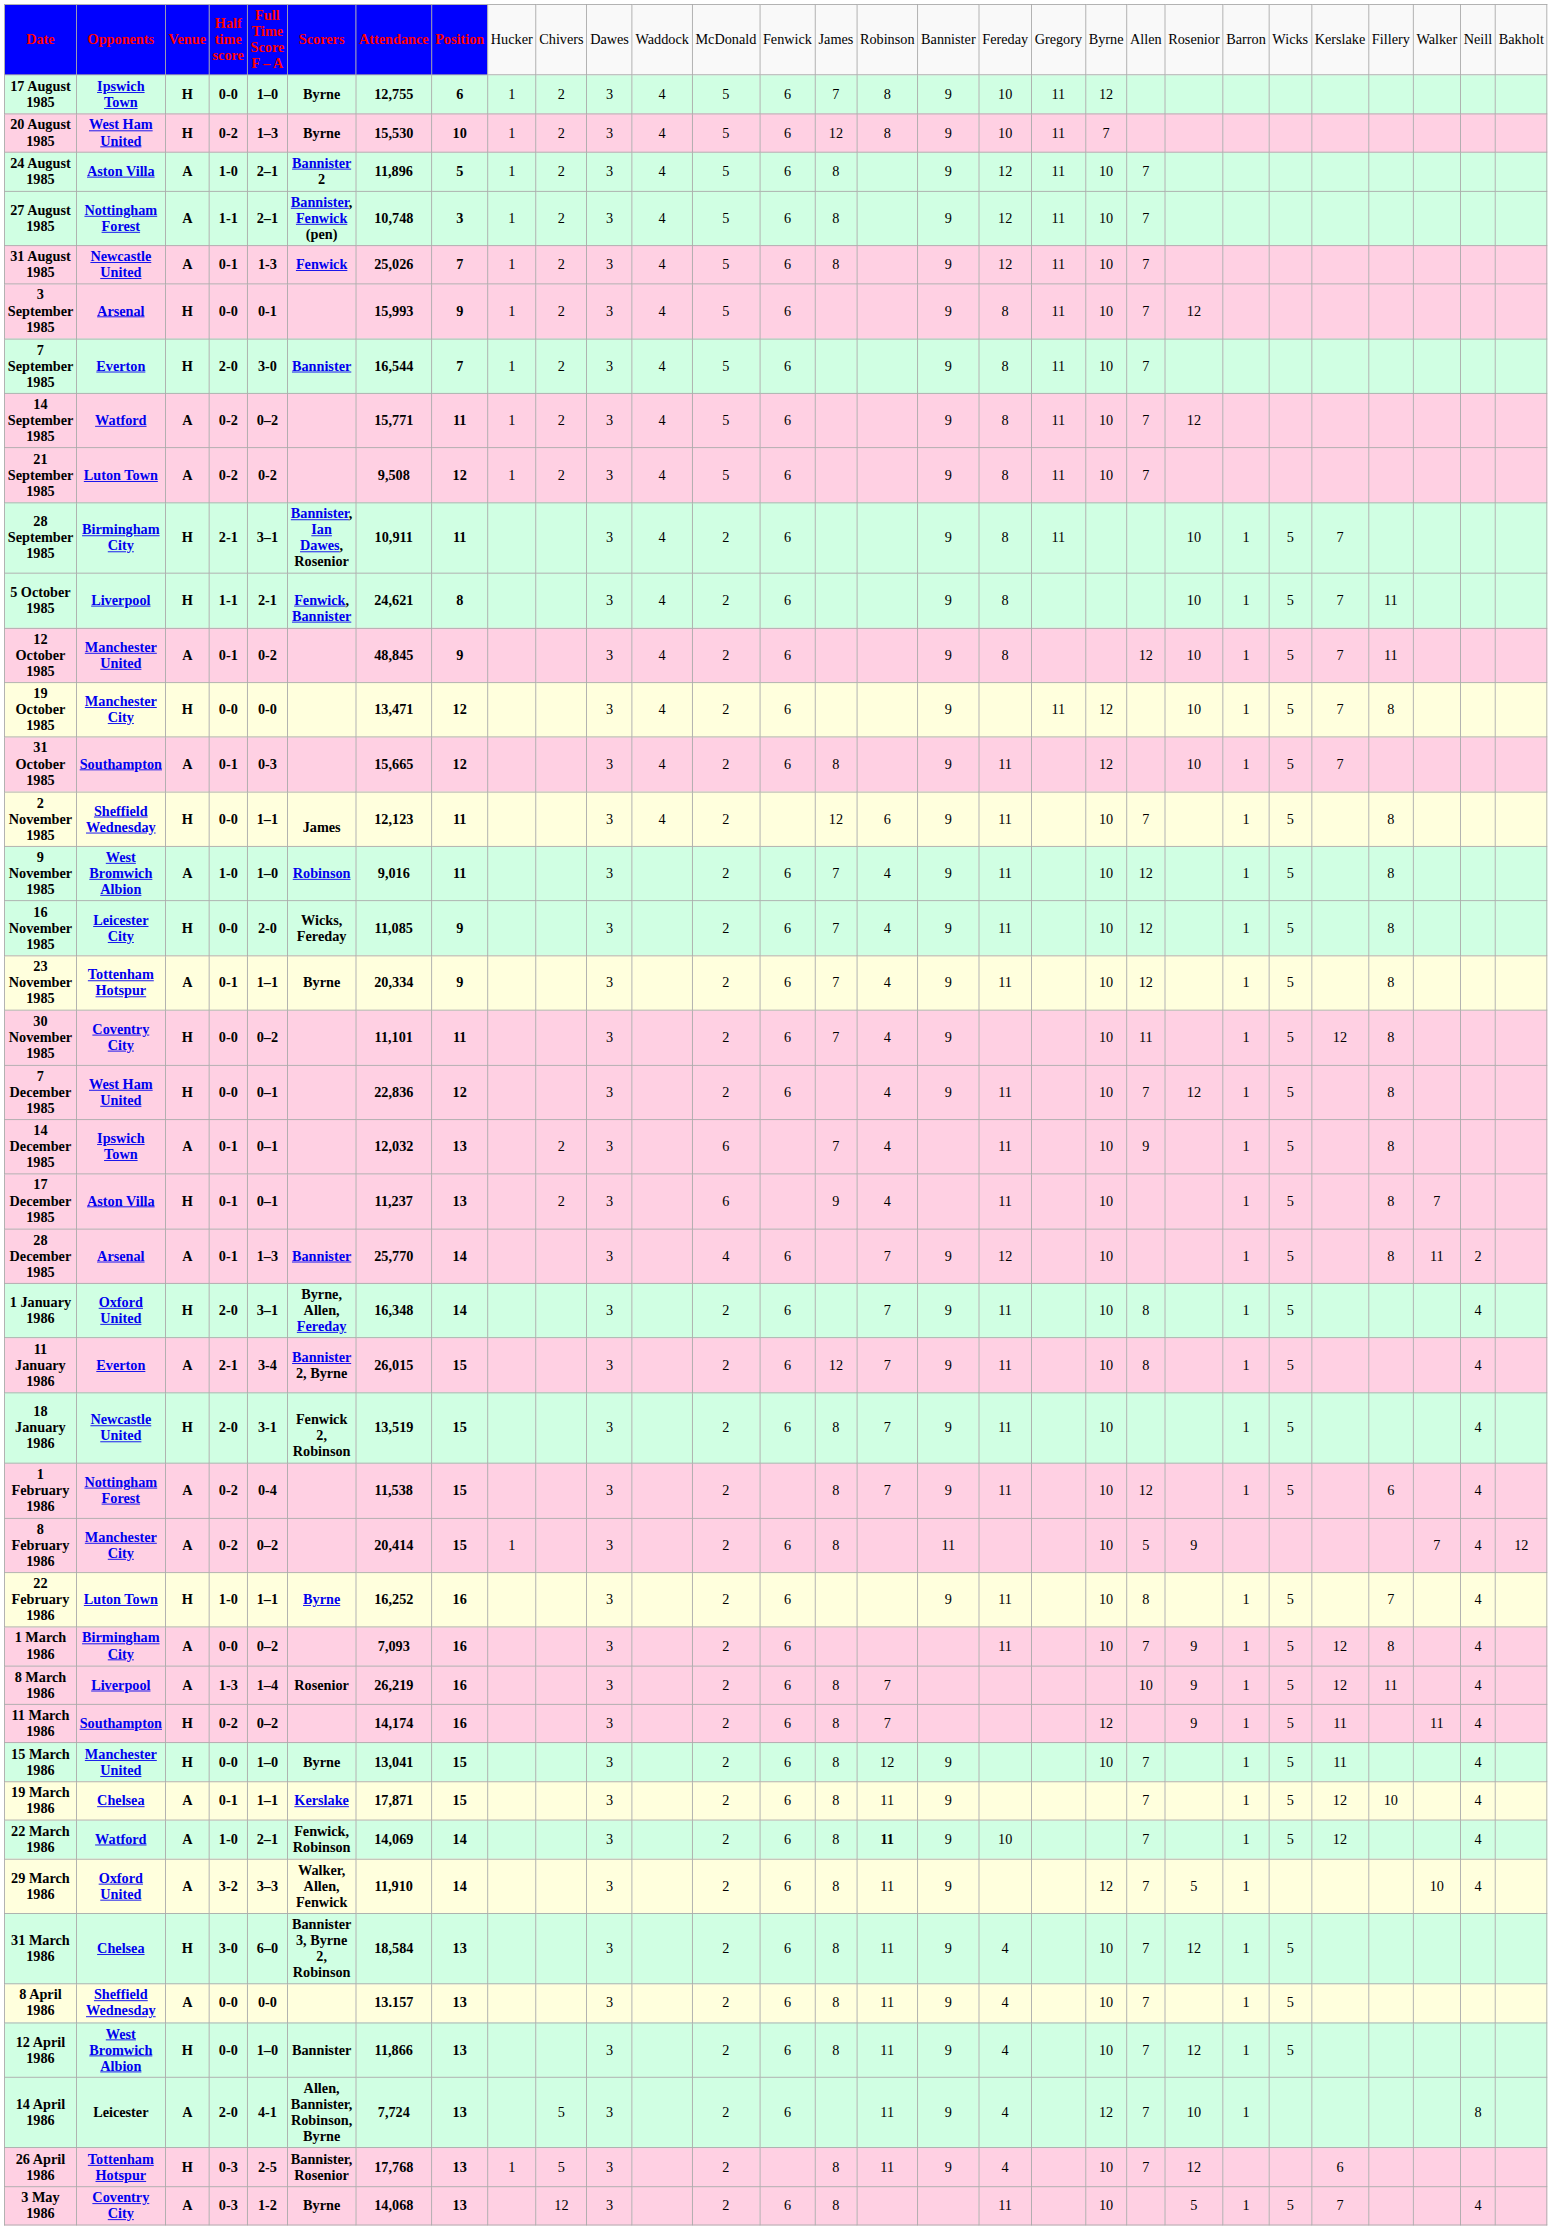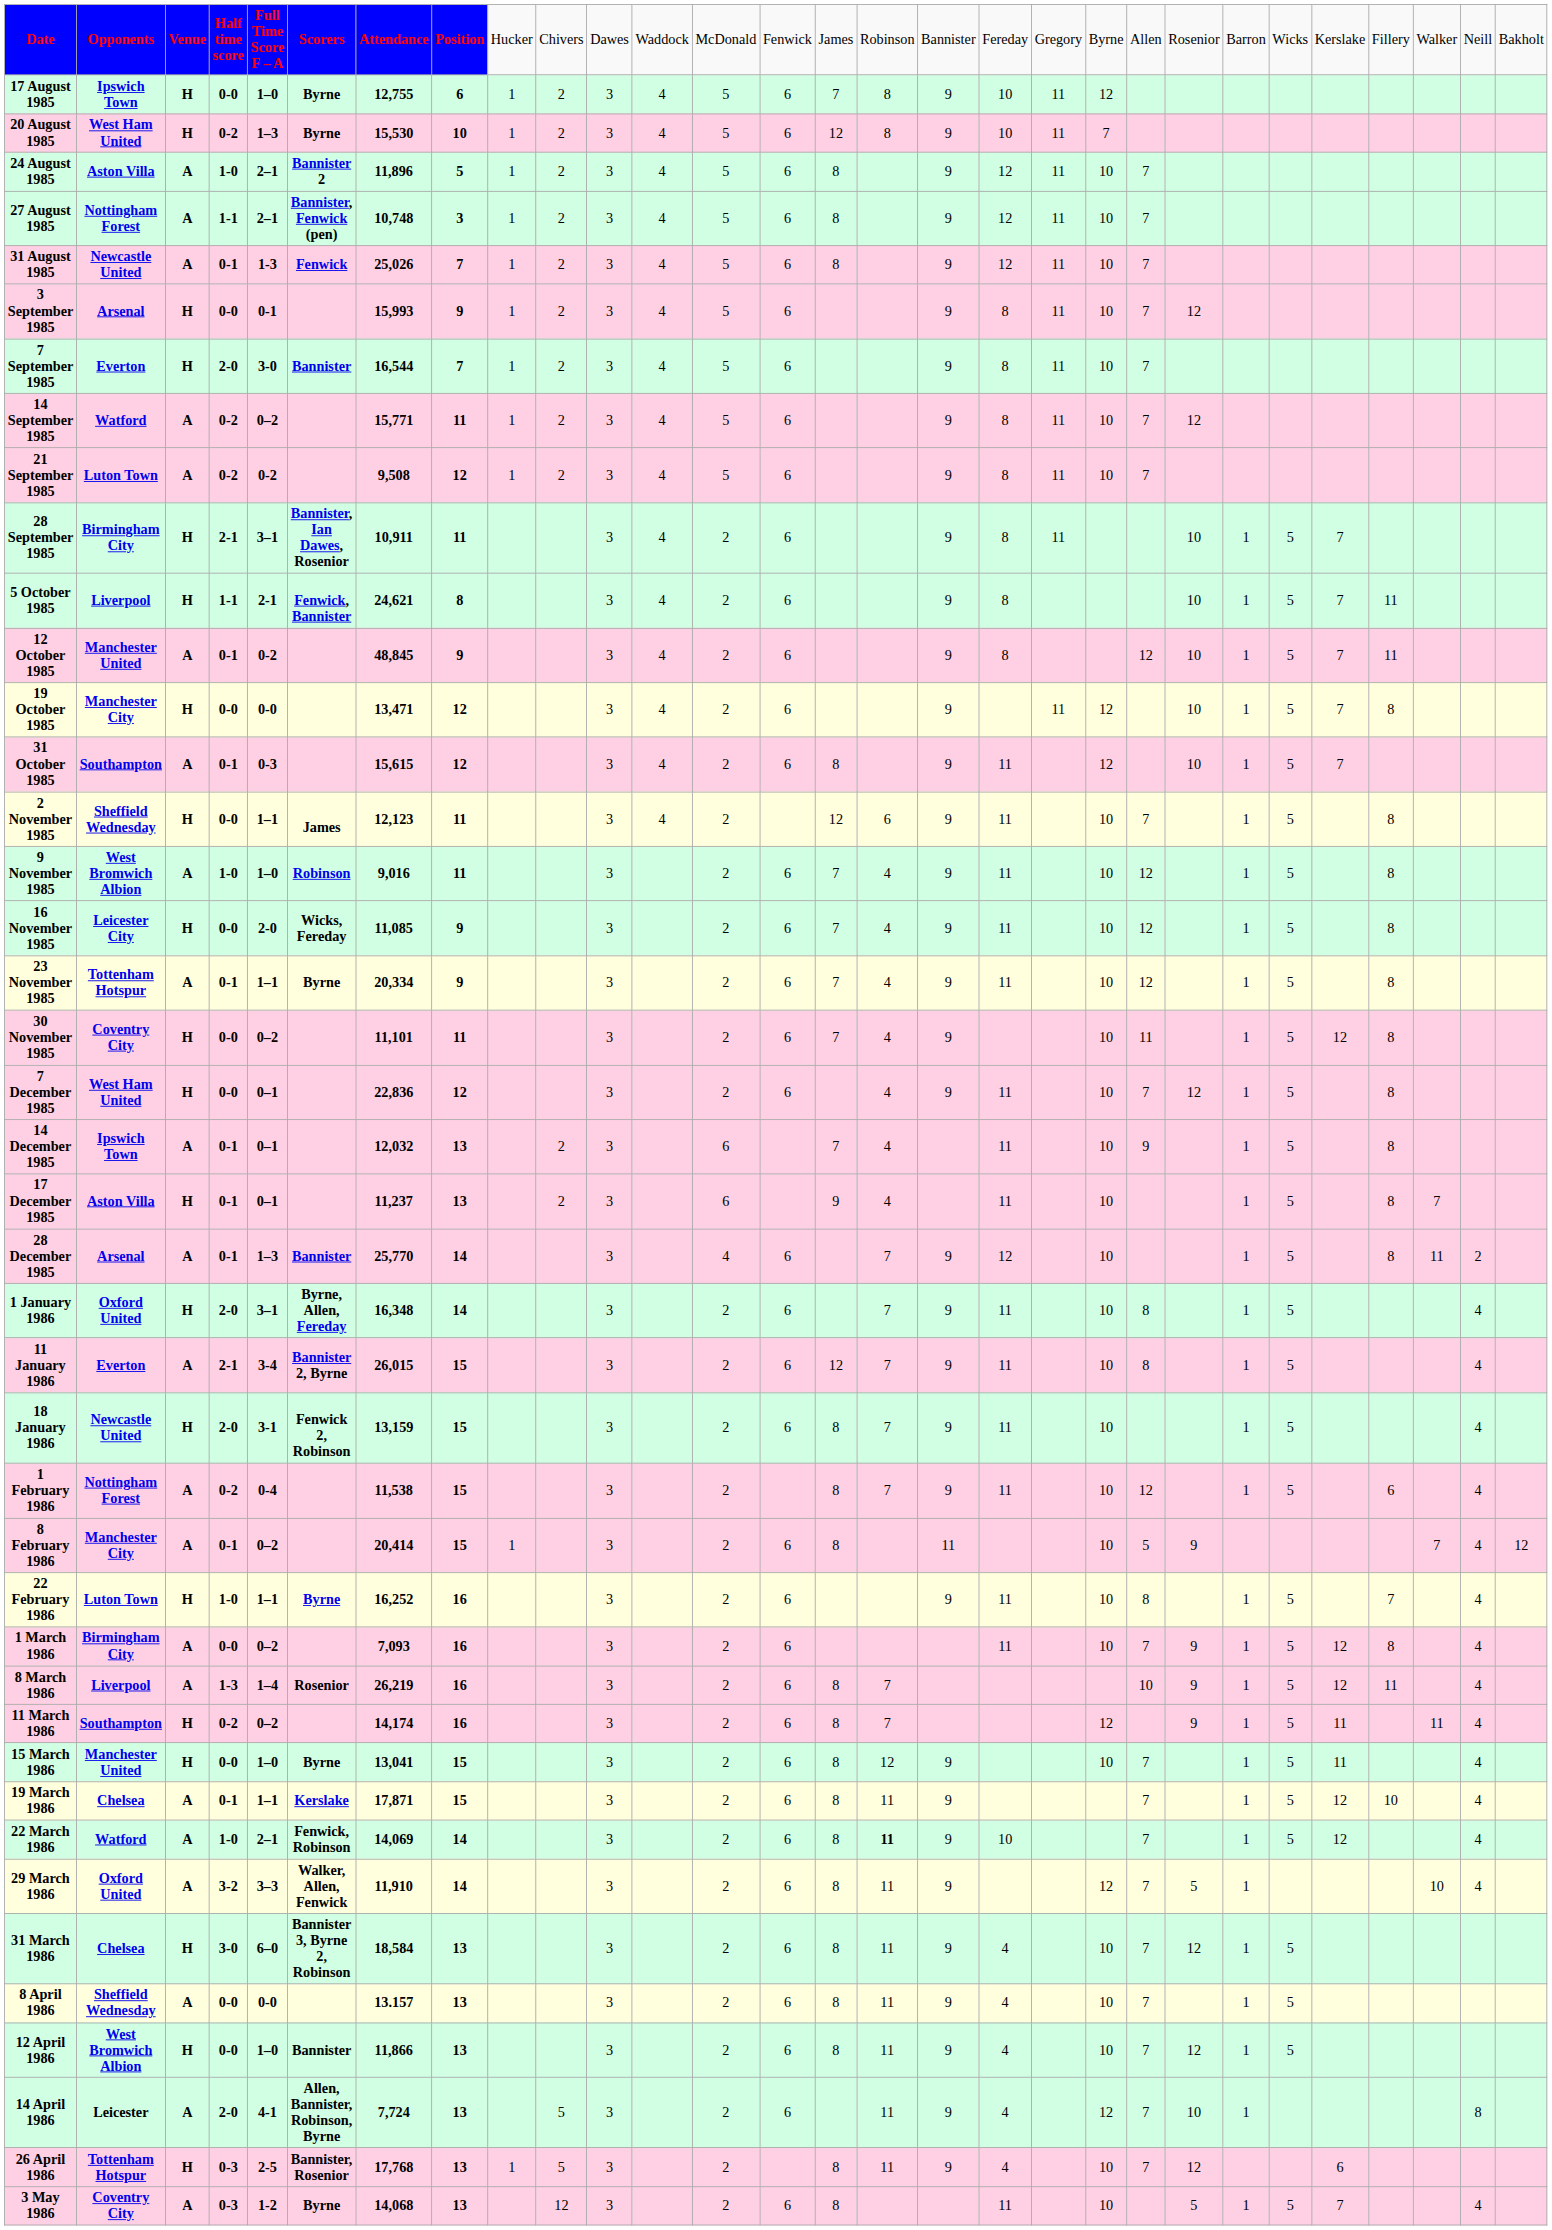(394, 764) 15,665 -> (394, 764) 15,615
(394, 1427) 13,519 -> (394, 1427) 13,159
(228, 1545) 0-2 -> (228, 1545) 0-1
